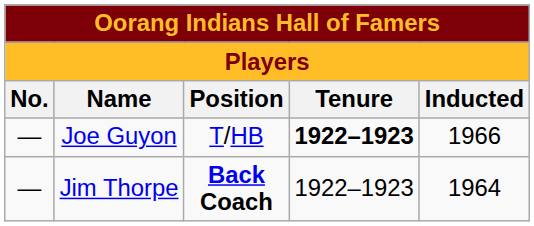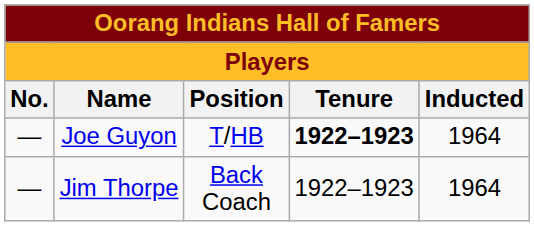(474, 136) 1966 -> (474, 136) 1964
(236, 188) bold -> (236, 188) normal
